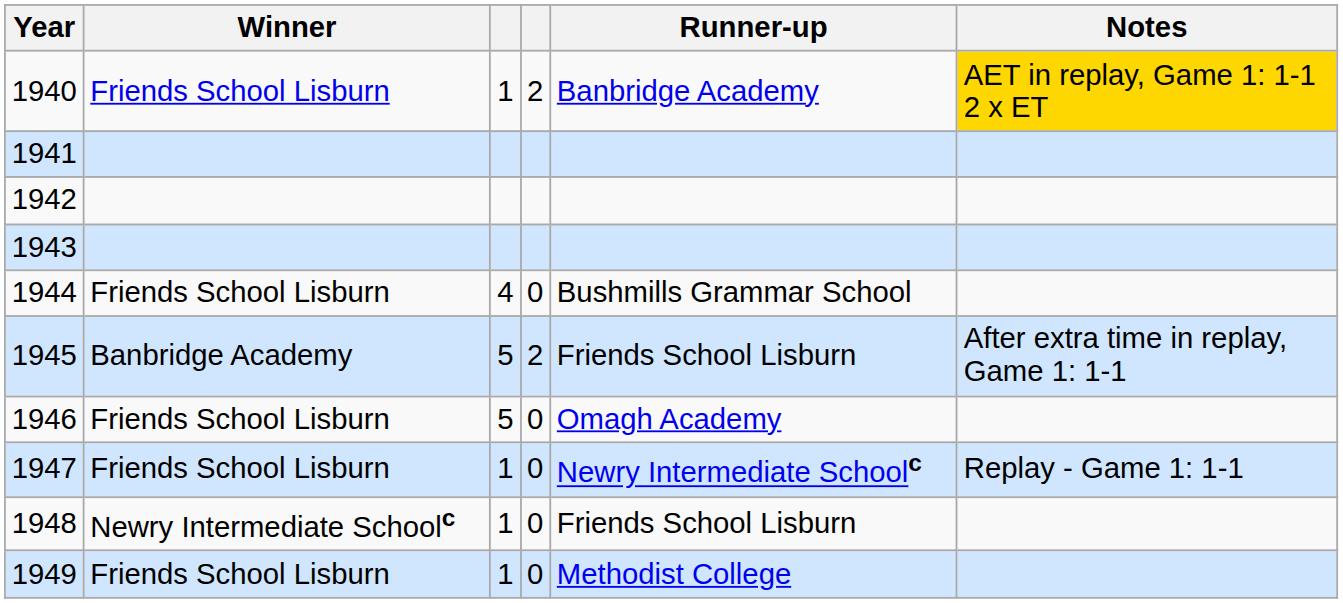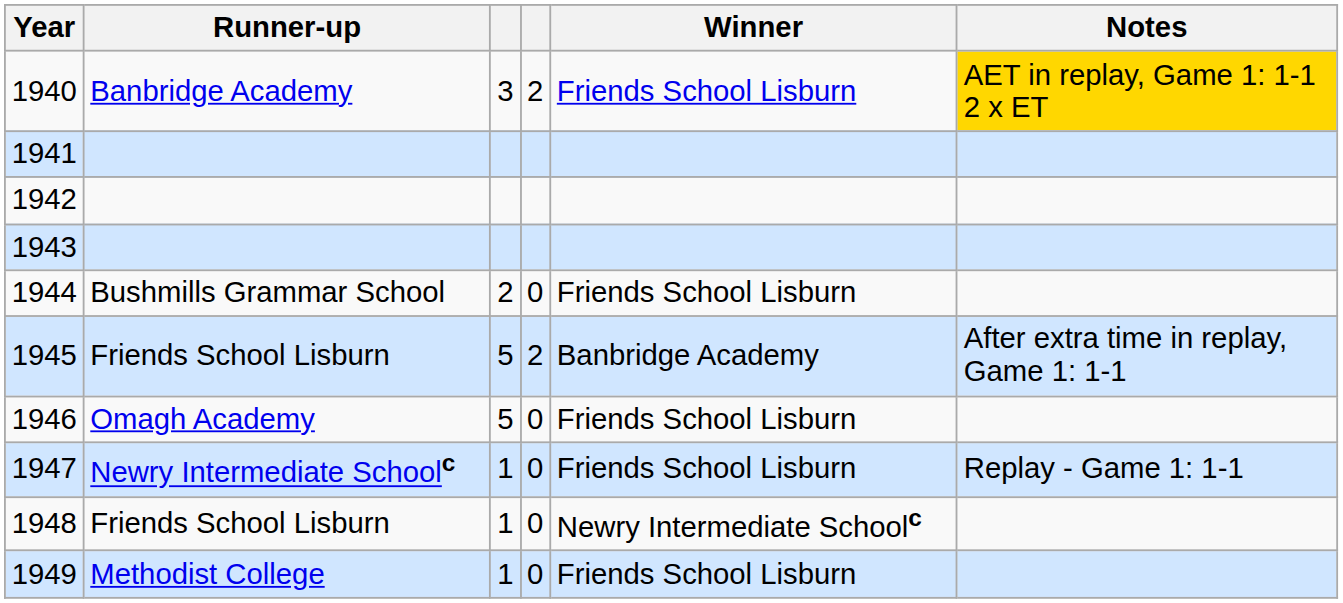columns swapped: (287, 27) <-> (754, 27)
(505, 90) 1 -> (505, 90) 3
(505, 292) 4 -> (505, 292) 2
